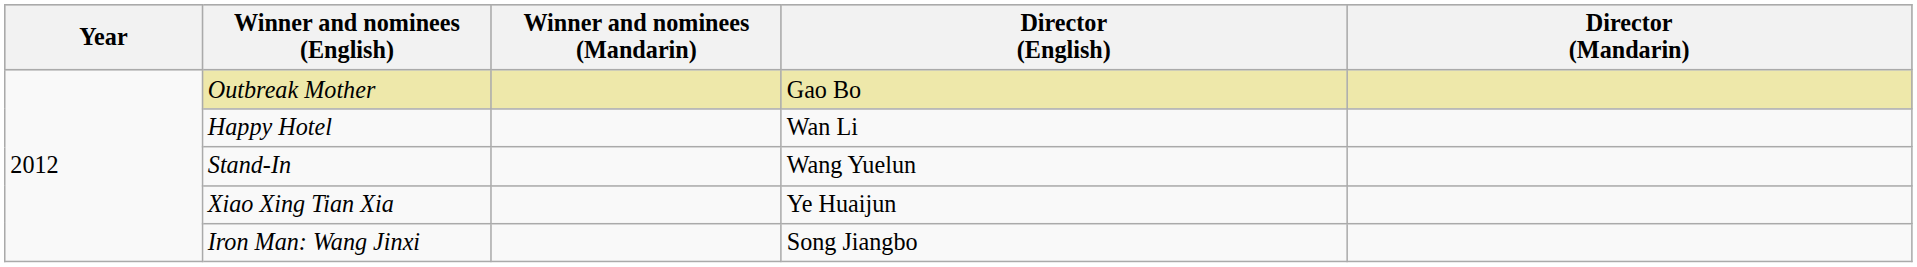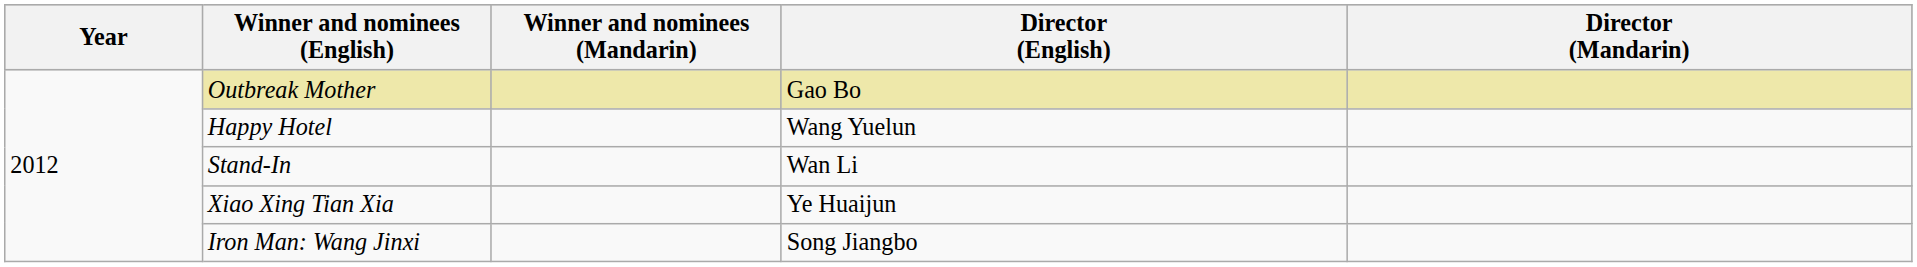(822, 127) Wan Li -> (851, 127) Wang Yuelun
(851, 165) Wang Yuelun -> (822, 165) Wan Li
